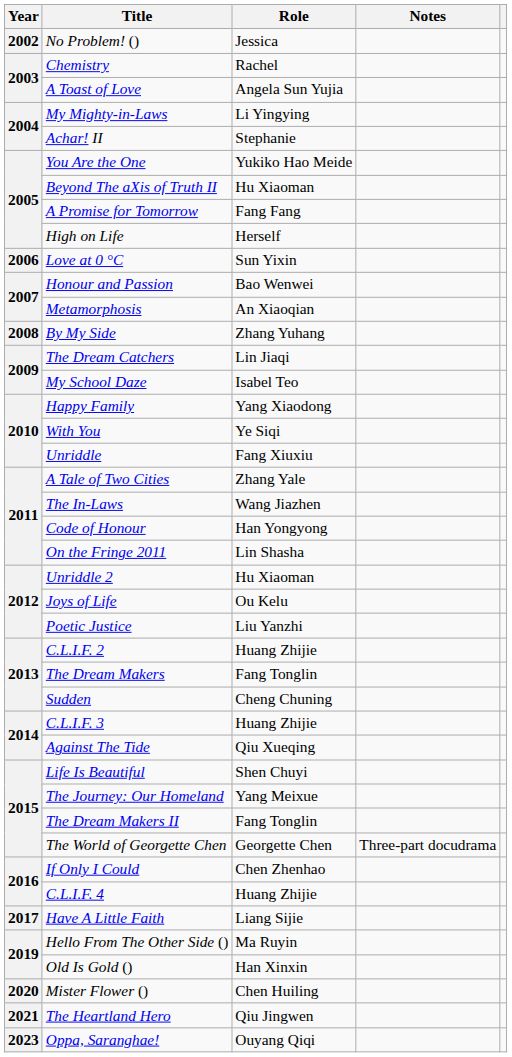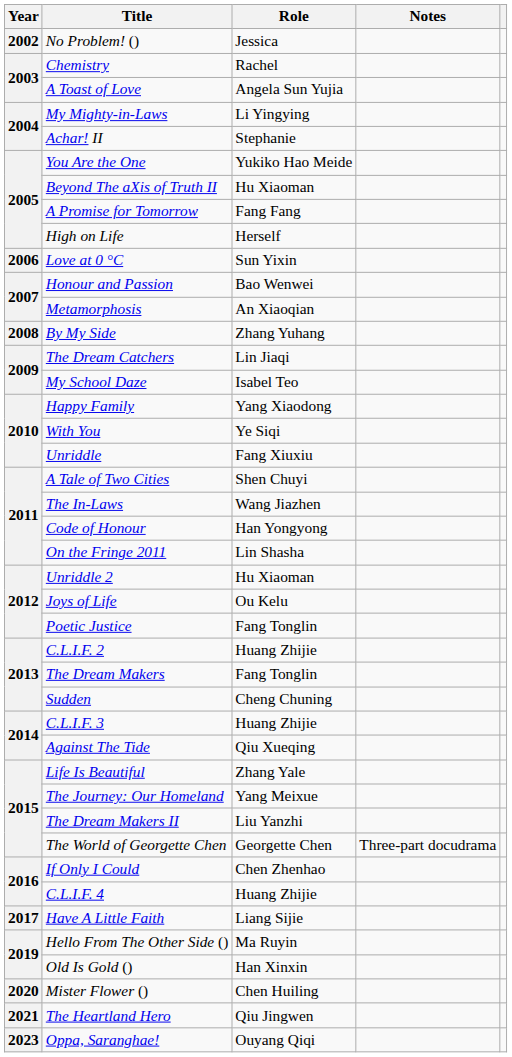(270, 479) Zhang Yale -> (271, 479) Shen Chuyi
(269, 625) Liu Yanzhi -> (276, 625) Fang Tonglin
(271, 771) Shen Chuyi -> (270, 771) Zhang Yale
(276, 820) Fang Tonglin -> (269, 820) Liu Yanzhi
